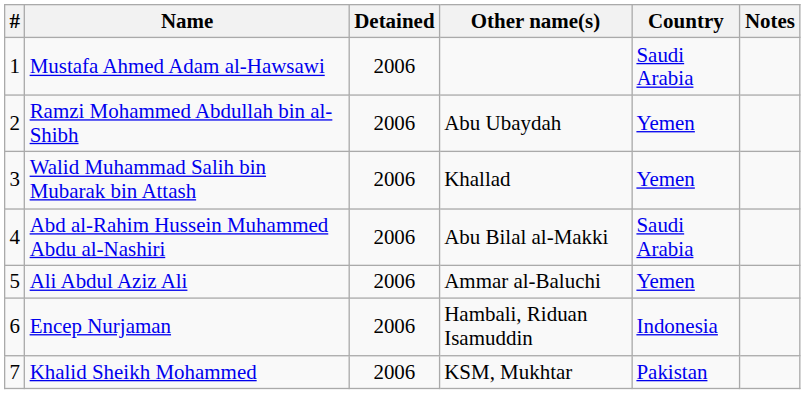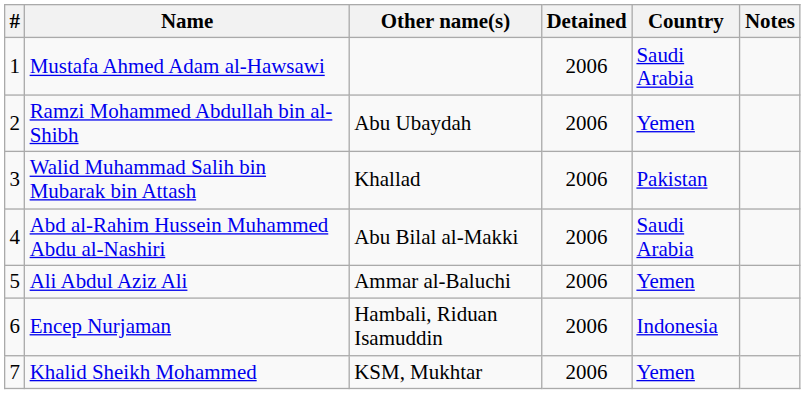columns swapped: (535, 21) <-> (394, 21)
(666, 179) Yemen -> (672, 179) Pakistan
(672, 371) Pakistan -> (666, 371) Yemen
